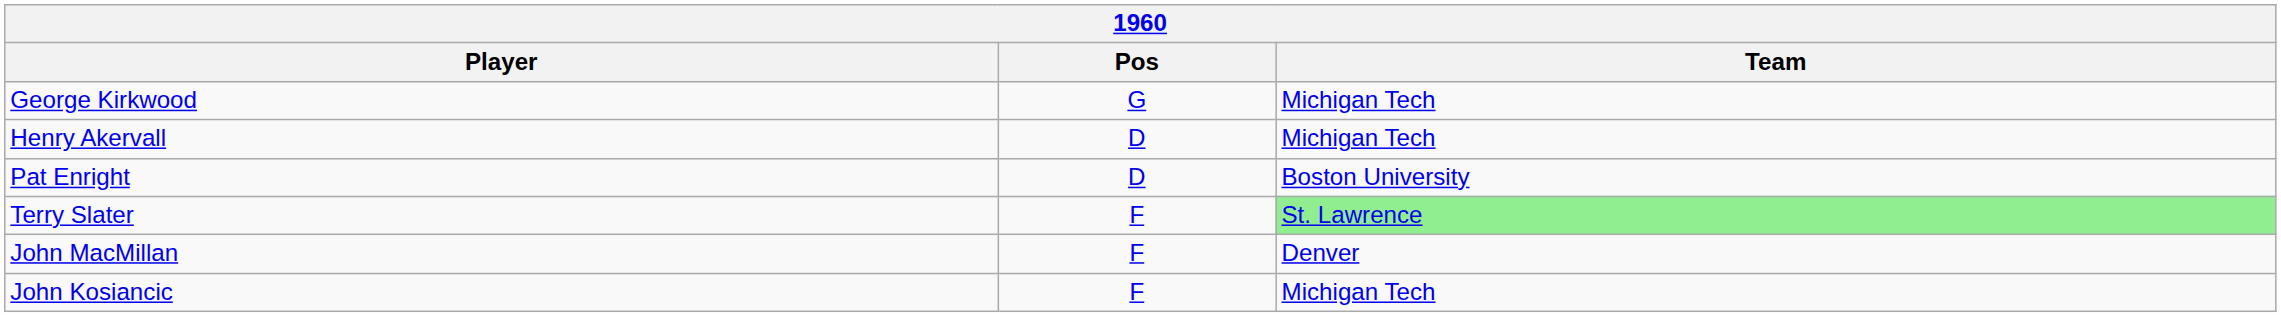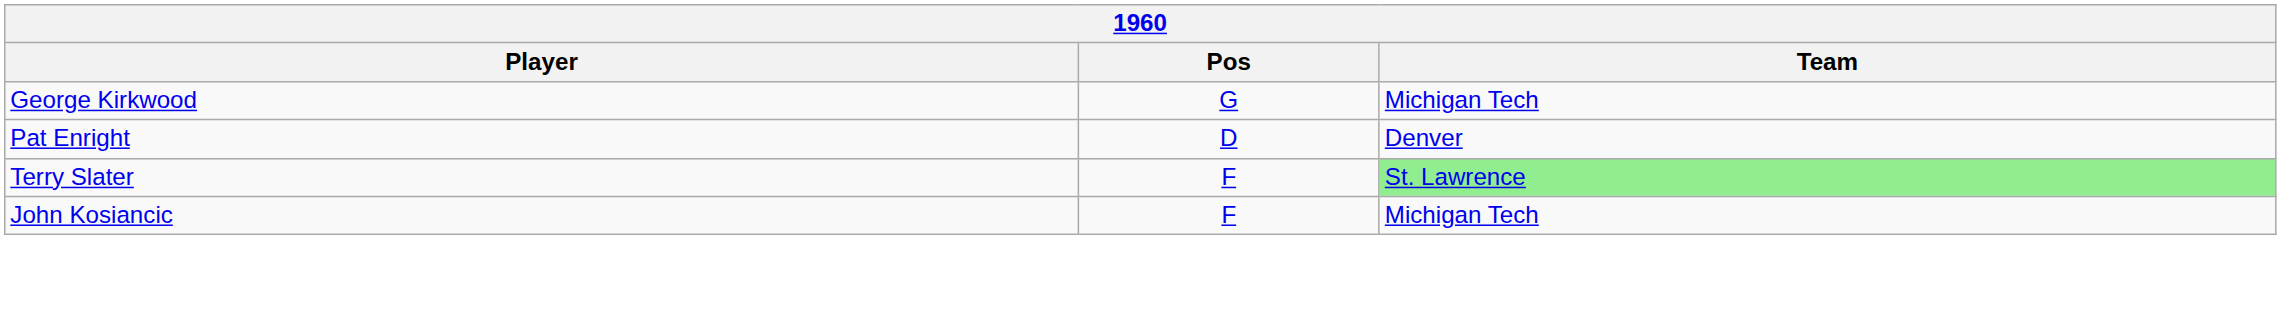- row: (88, 138)
(1376, 176) Boston University -> (1424, 138) Denver
- row: (94, 253)
